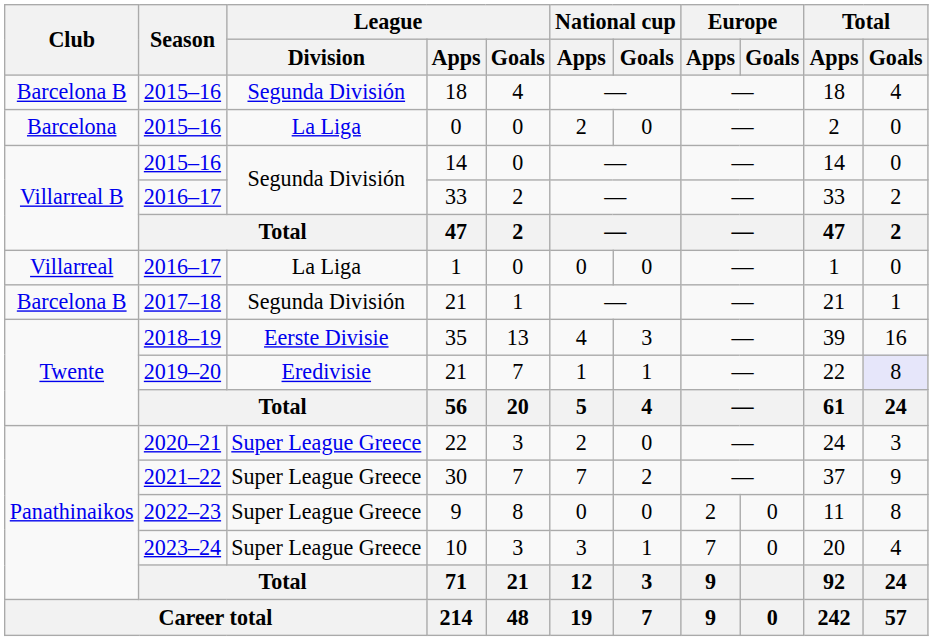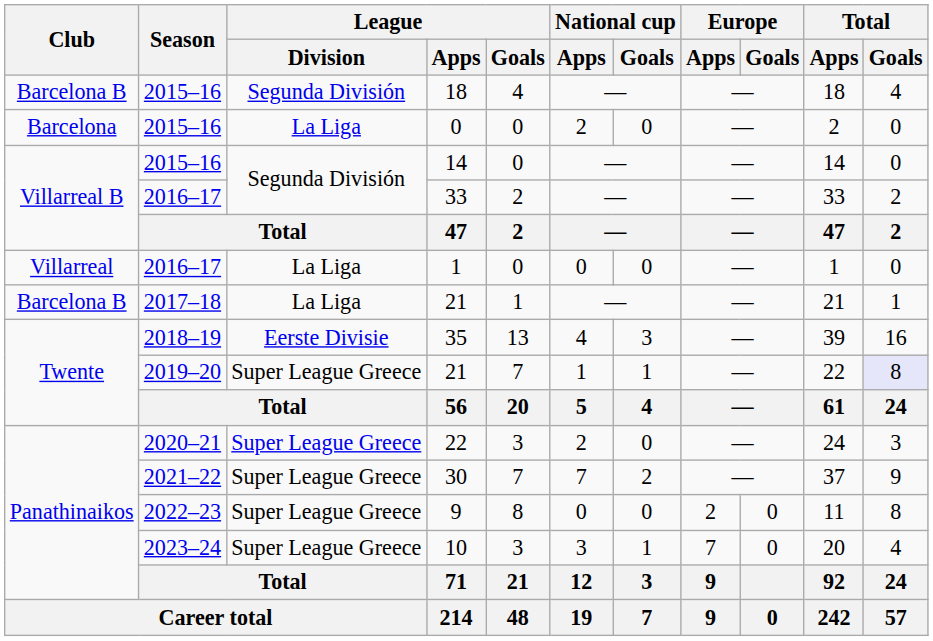(326, 302) Segunda División -> (326, 302) La Liga
(326, 372) Eredivisie -> (326, 372) Super League Greece
